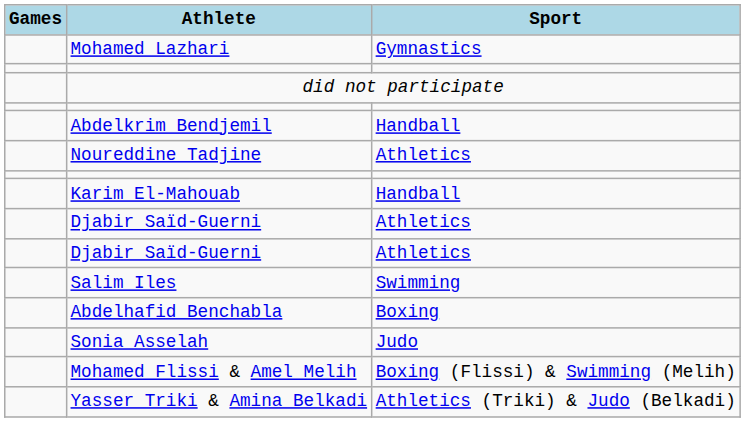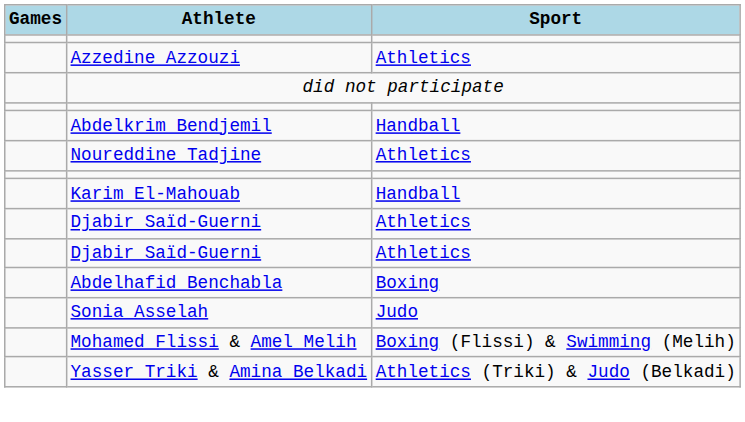- row: (150, 49)
+ row: (155, 58)
- row: (123, 282)
